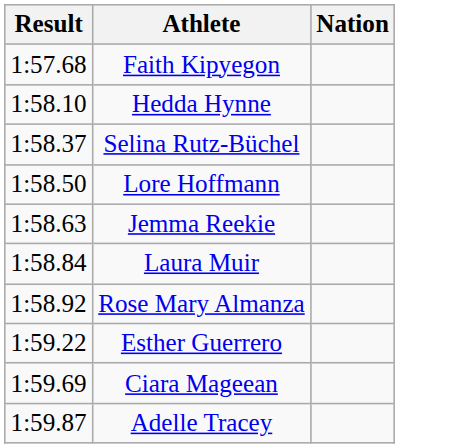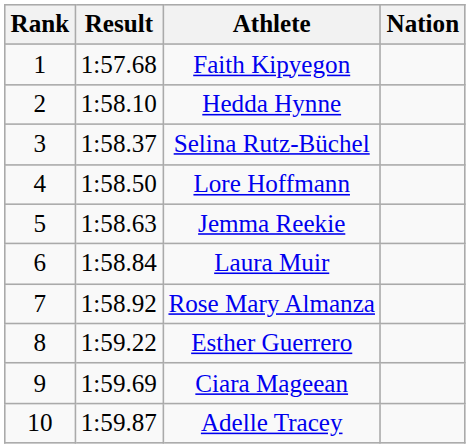+ column: (40, 24)
